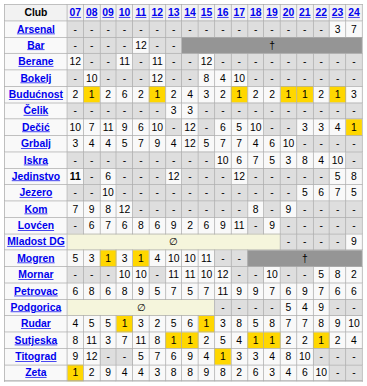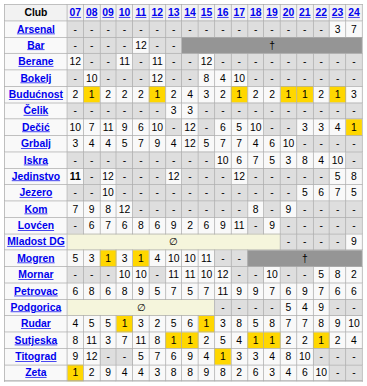(125, 95) 6 -> (125, 95) 2
(108, 177) 6 -> (108, 177) 12
